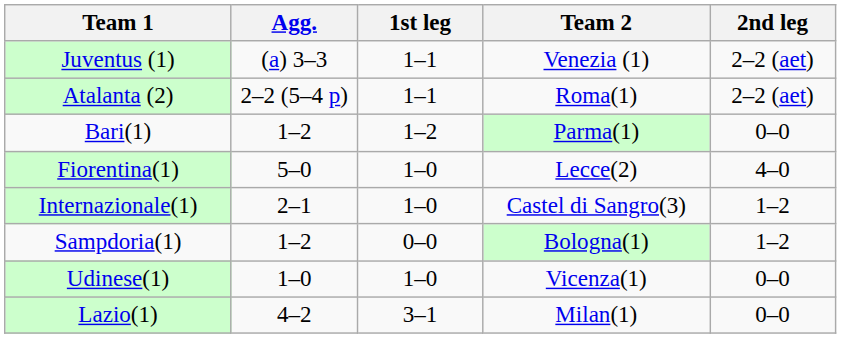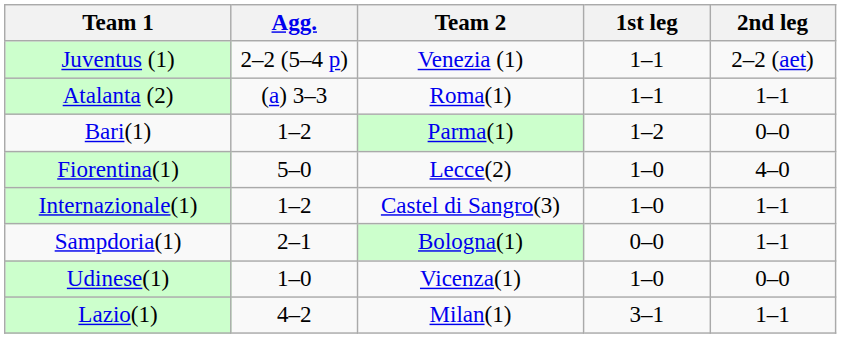columns swapped: (596, 22) <-> (420, 22)
(294, 59) (a) 3–3 -> (294, 59) 2–2 (5–4 p)
(294, 95) 2–2 (5–4 p) -> (294, 95) (a) 3–3
(773, 95) 2–2 (aet) -> (773, 95) 1–1
(294, 205) 2–1 -> (294, 205) 1–2
(773, 205) 1–2 -> (773, 205) 1–1
(294, 242) 1–2 -> (294, 242) 2–1
(773, 242) 1–2 -> (773, 242) 1–1
(773, 315) 0–0 -> (773, 315) 1–1
